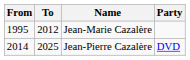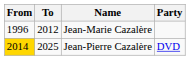(18, 30) 1995 -> (18, 30) 1996
(18, 47) no background -> (18, 47) gold background
